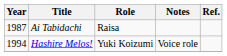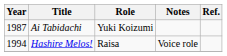(108, 28) Raisa -> (125, 28) Yuki Koizumi
(125, 43) Yuki Koizumi -> (108, 43) Raisa
